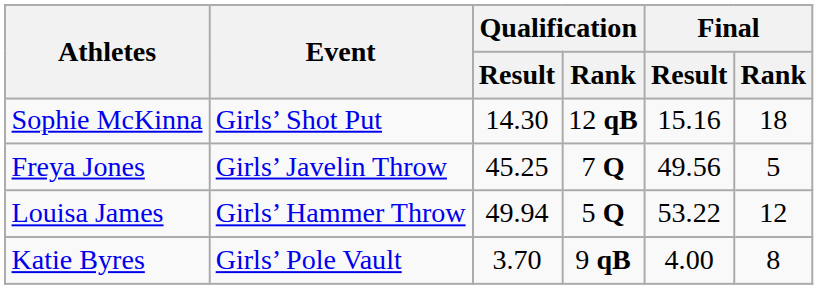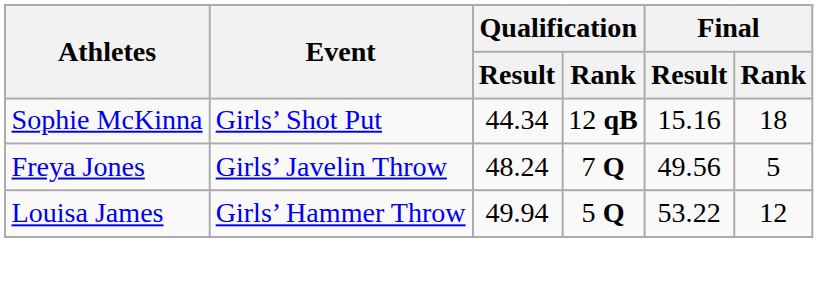(517, 120) 14.30 -> (517, 120) 44.34
(517, 166) 45.25 -> (517, 166) 48.24
- row: (78, 259)
